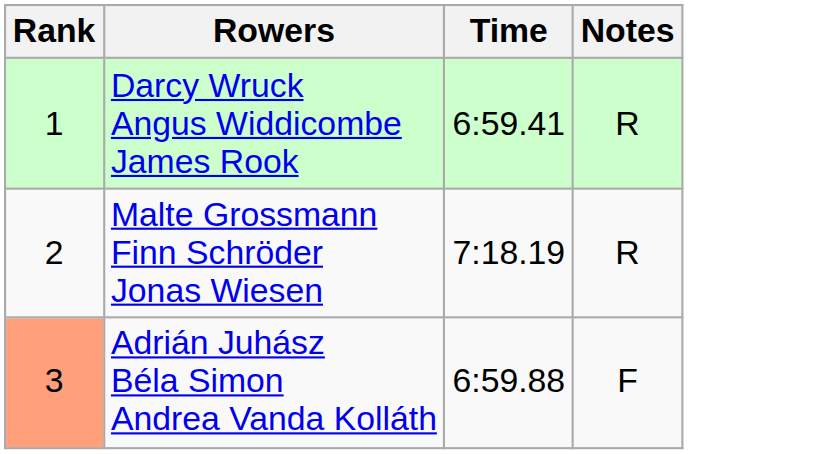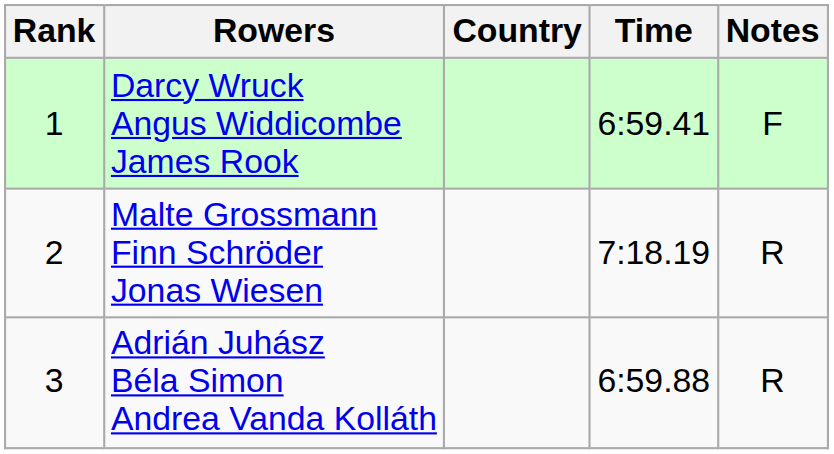+ column: (517, 31)
(628, 122) R -> (773, 122) F
(54, 381) lightsalmon background -> (54, 381) no background
(628, 381) F -> (773, 381) R
